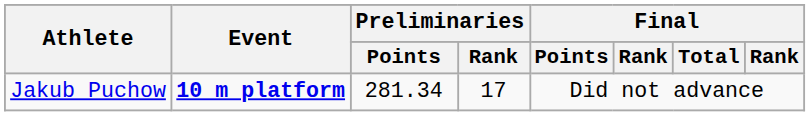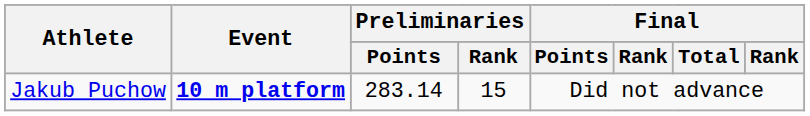(404, 91) 281.34 -> (404, 91) 283.14
(493, 91) 17 -> (493, 91) 15
